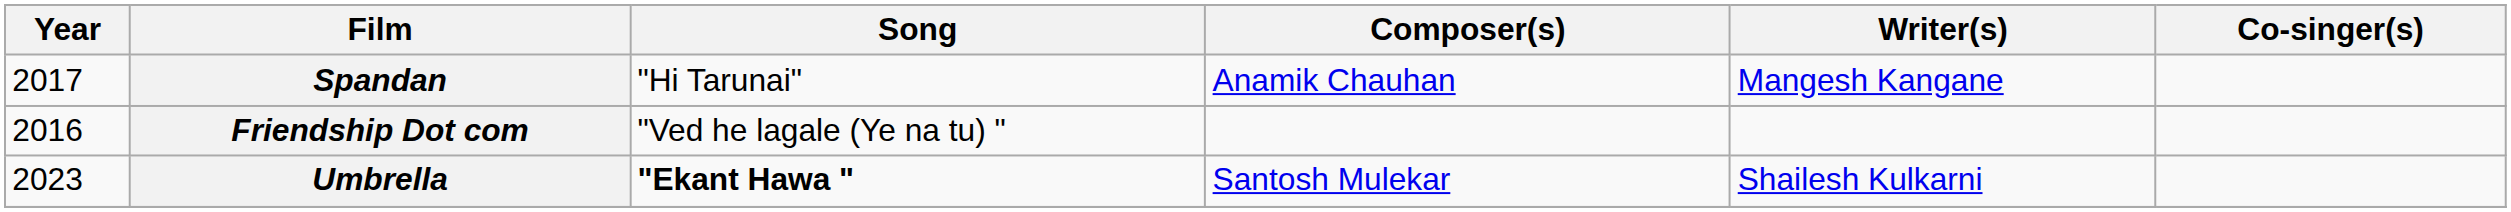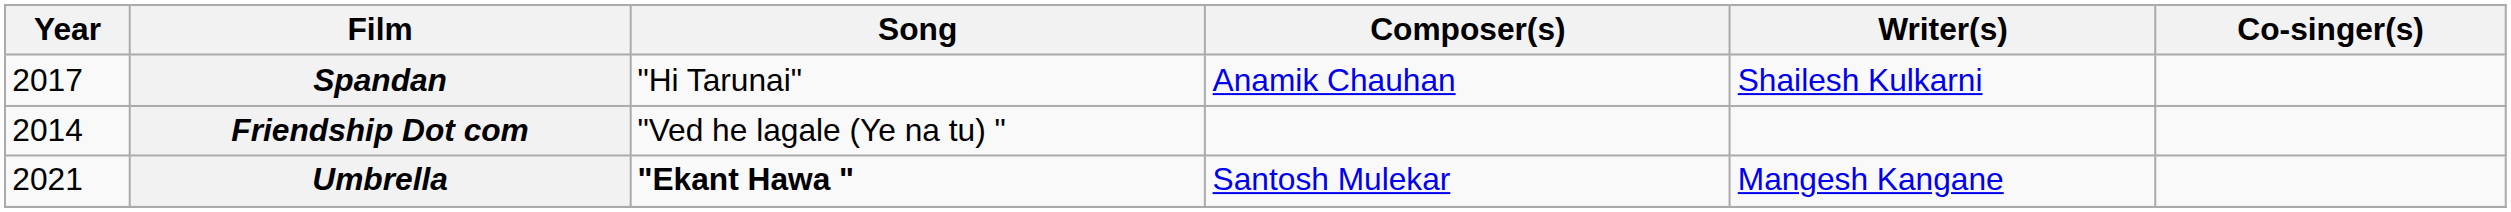(1871, 79) Mangesh Kangane -> (1860, 79) Shailesh Kulkarni
(48, 130) 2016 -> (48, 130) 2014
(48, 180) 2023 -> (48, 180) 2021
(1860, 180) Shailesh Kulkarni -> (1871, 180) Mangesh Kangane
